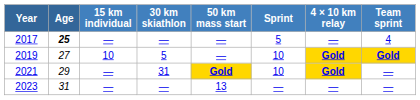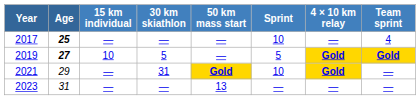(278, 40) 5 -> (278, 40) 10
(64, 55) normal -> (64, 55) bold
(278, 55) 10 -> (278, 55) 5
